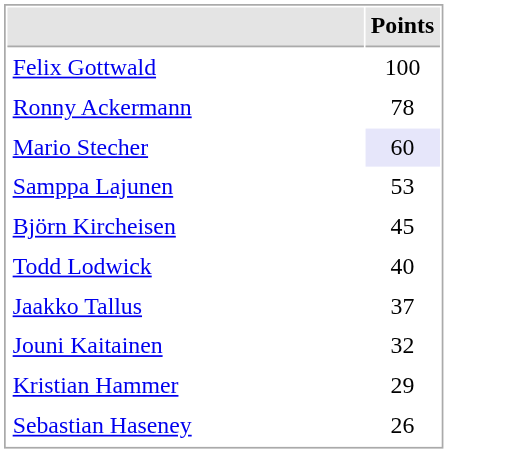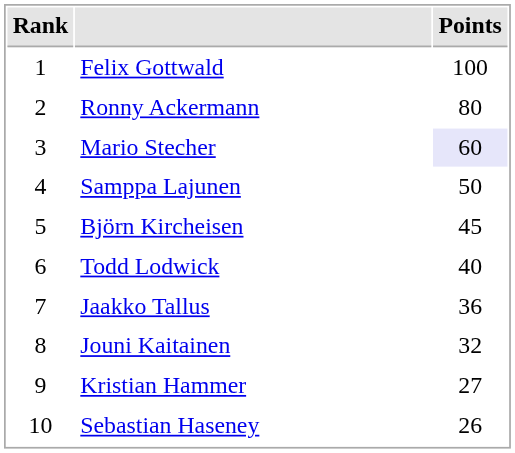+ column: (40, 26)
(402, 107) 78 -> (470, 107) 80
(402, 187) 53 -> (470, 187) 50
(402, 306) 37 -> (470, 306) 36
(402, 385) 29 -> (470, 385) 27
